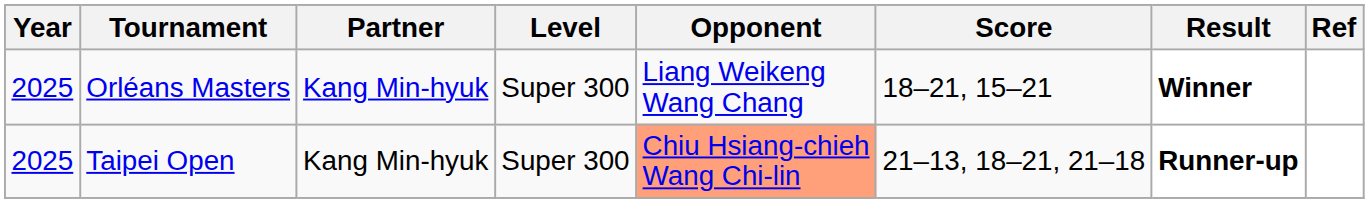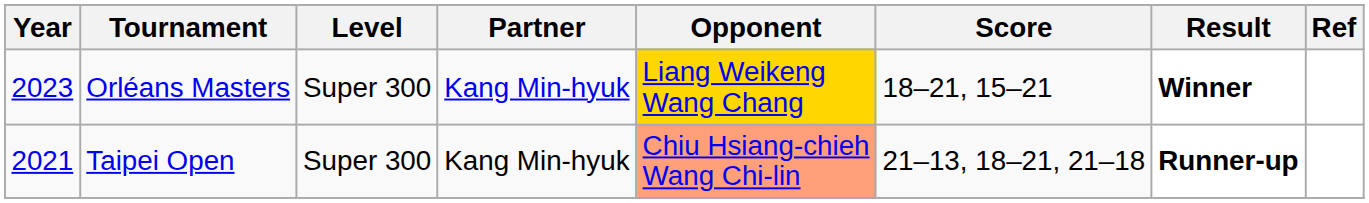columns swapped: (565, 27) <-> (396, 27)
(42, 87) 2025 -> (42, 87) 2023
(734, 87) no background -> (734, 87) gold background
(42, 161) 2025 -> (42, 161) 2021
